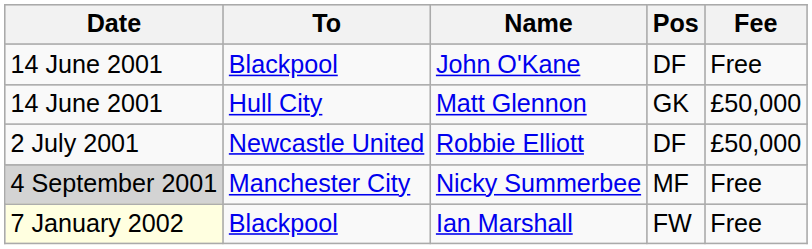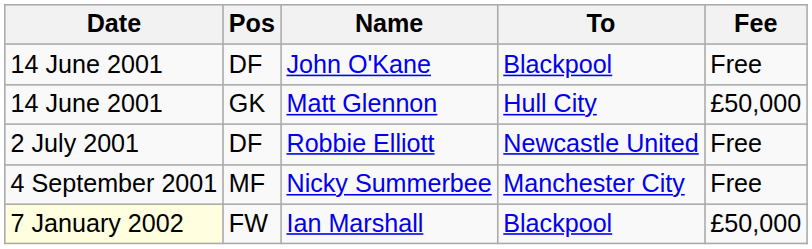columns swapped: (676, 24) <-> (327, 24)
(756, 143) £50,000 -> (736, 143) Free
(114, 183) lightgrey background -> (114, 183) no background
(736, 223) Free -> (756, 223) £50,000
